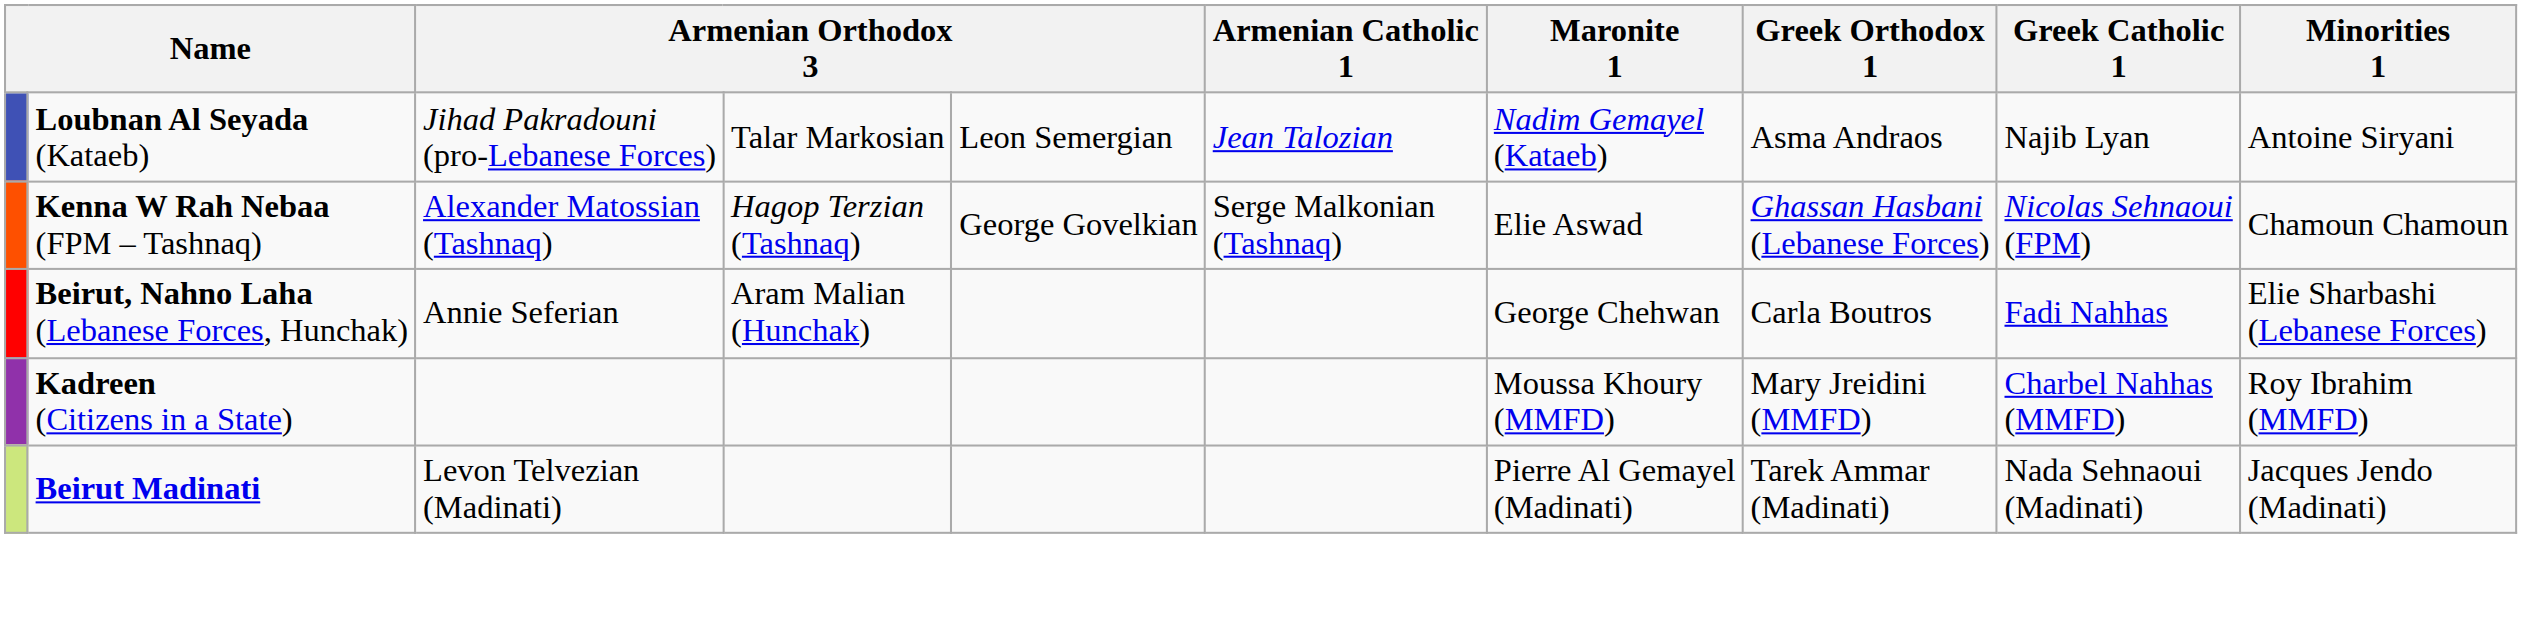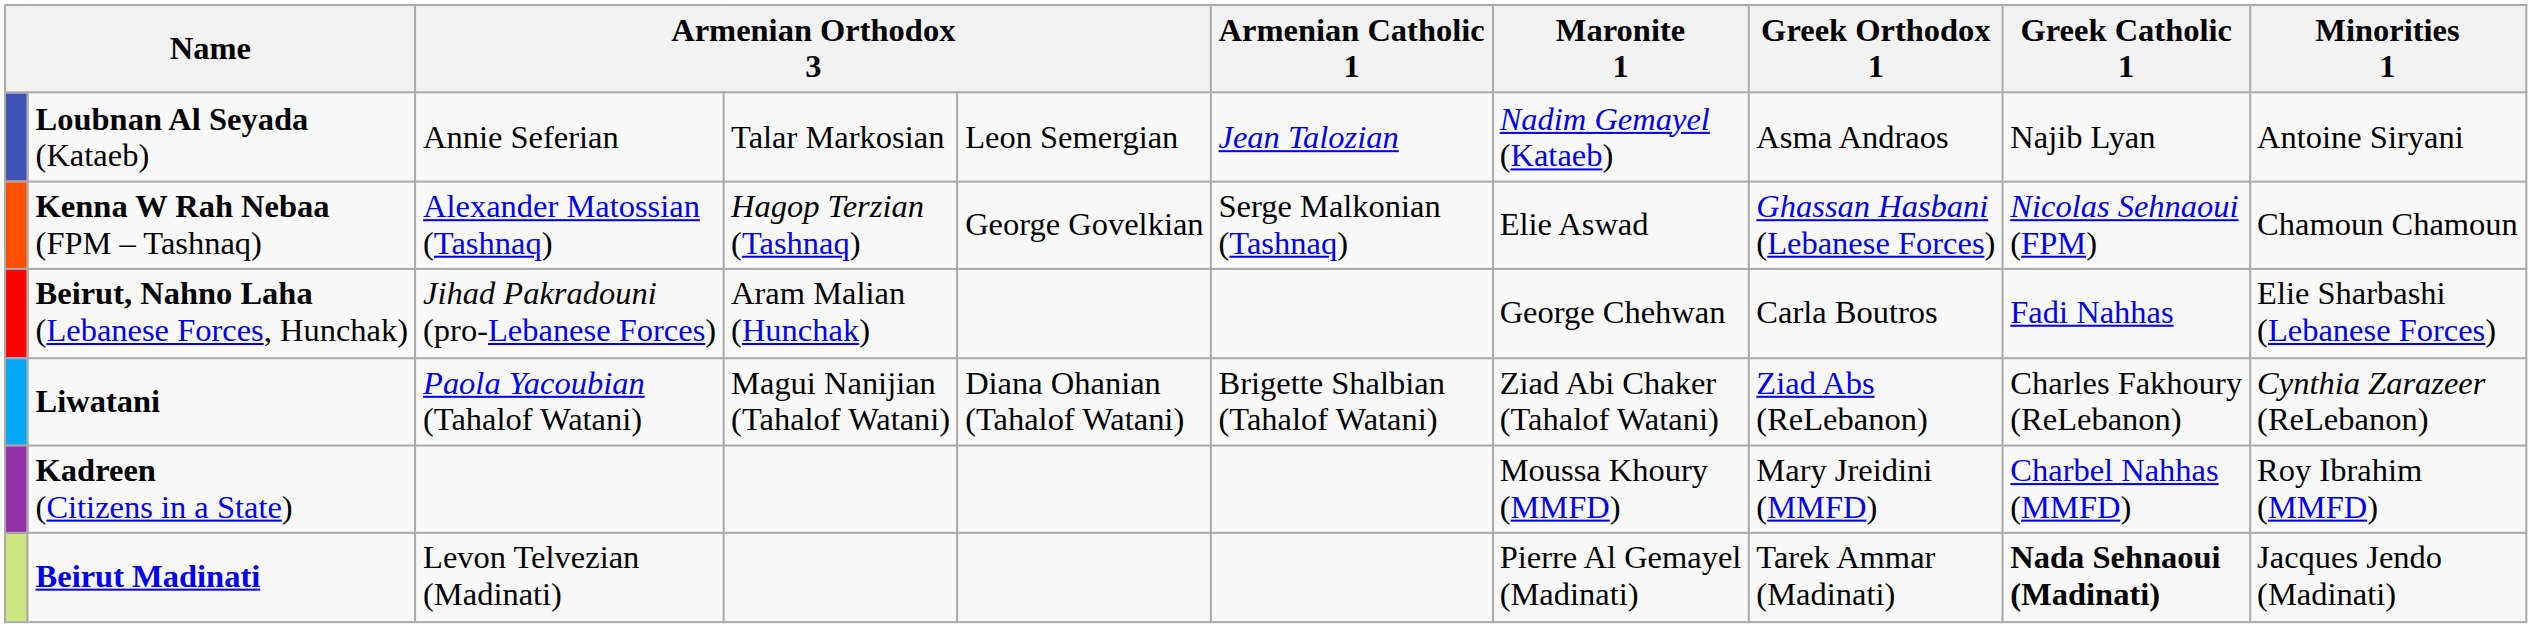(570, 136) Jihad Pakradouni (pro-Lebanese Forces) -> (521, 136) Annie Seferian
(521, 312) Annie Seferian -> (570, 312) Jihad Pakradouni (pro-Lebanese Forces)
+ row: (98, 400)
(2103, 488) normal -> (2115, 576) bold
